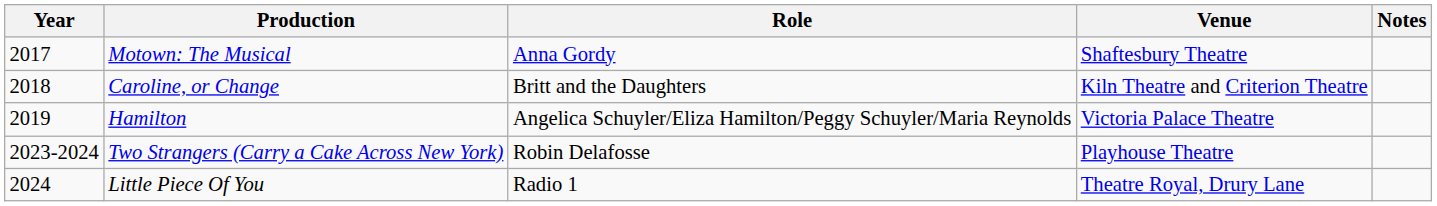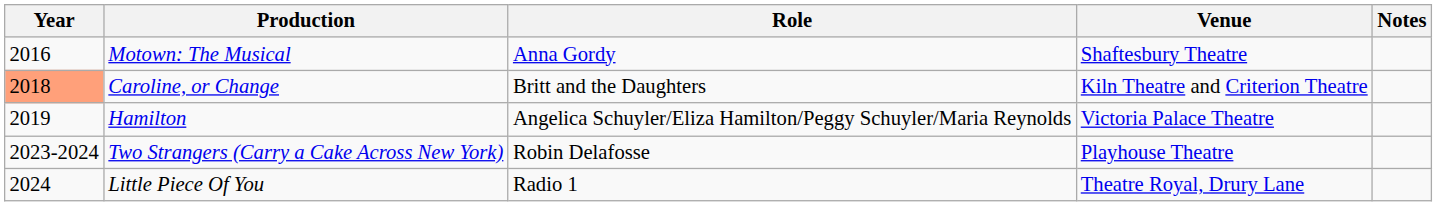(30, 53) 2017 -> (30, 53) 2016
(30, 86) no background -> (30, 86) lightsalmon background
